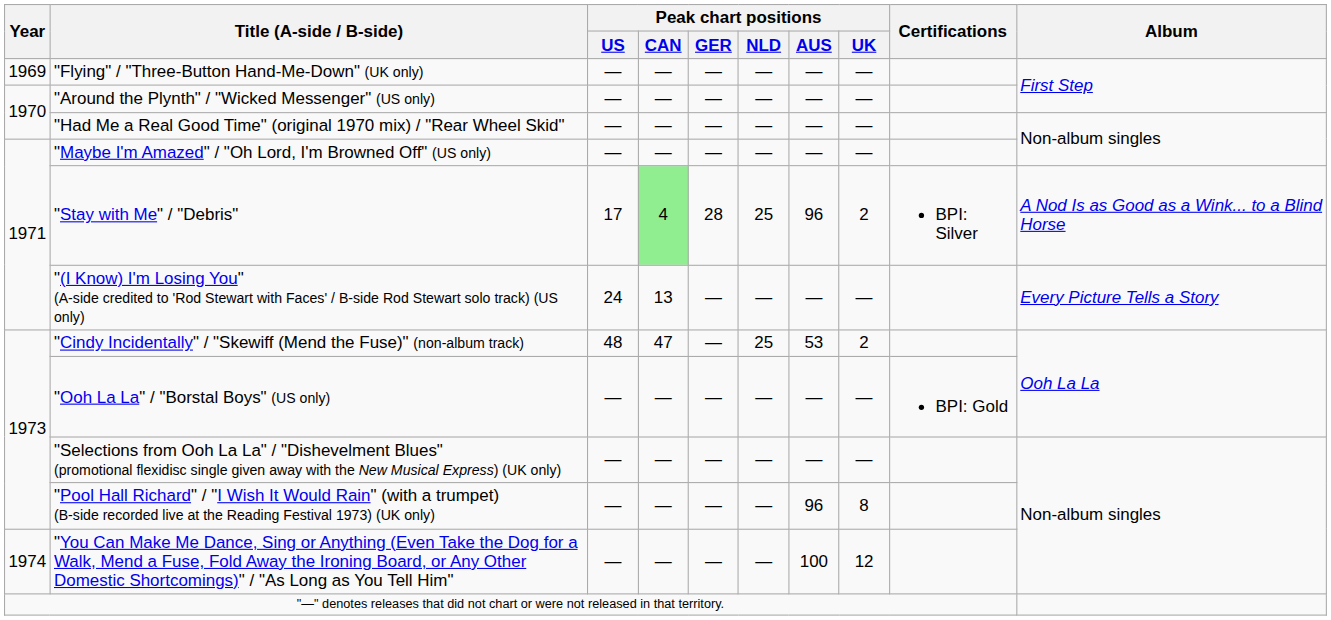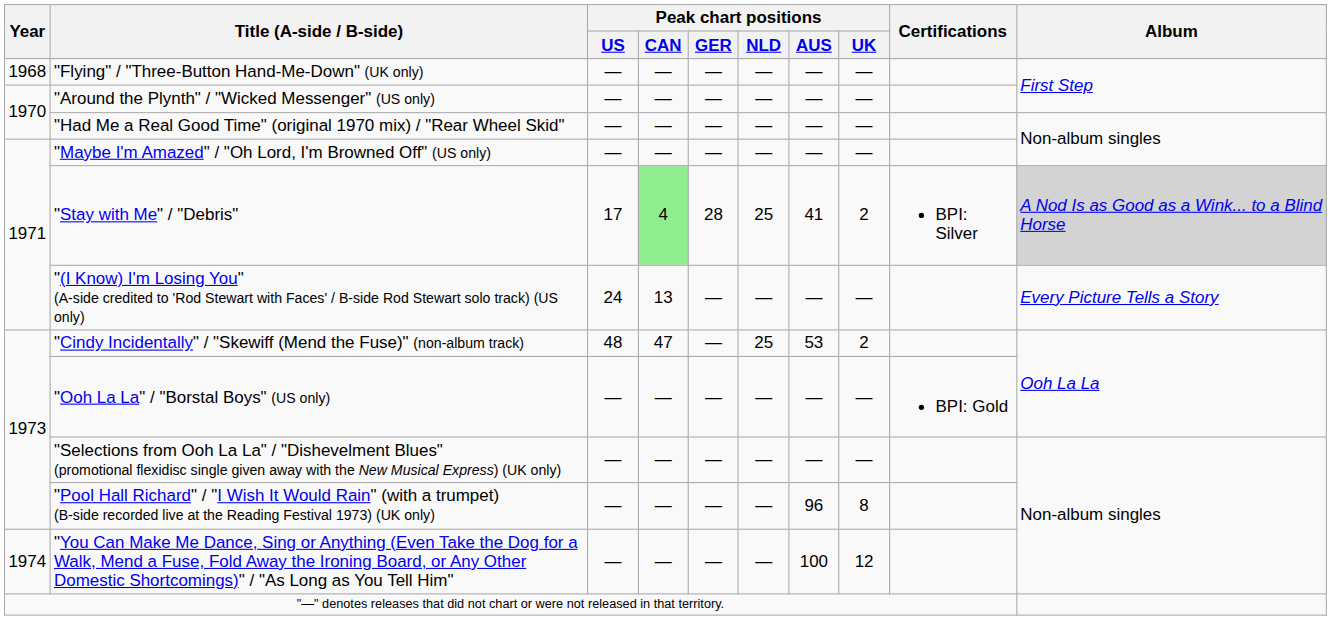(27, 71) 1969 -> (27, 71) 1968
(814, 215) 96 -> (814, 215) 41
(1171, 215) no background -> (1171, 215) lightgrey background
